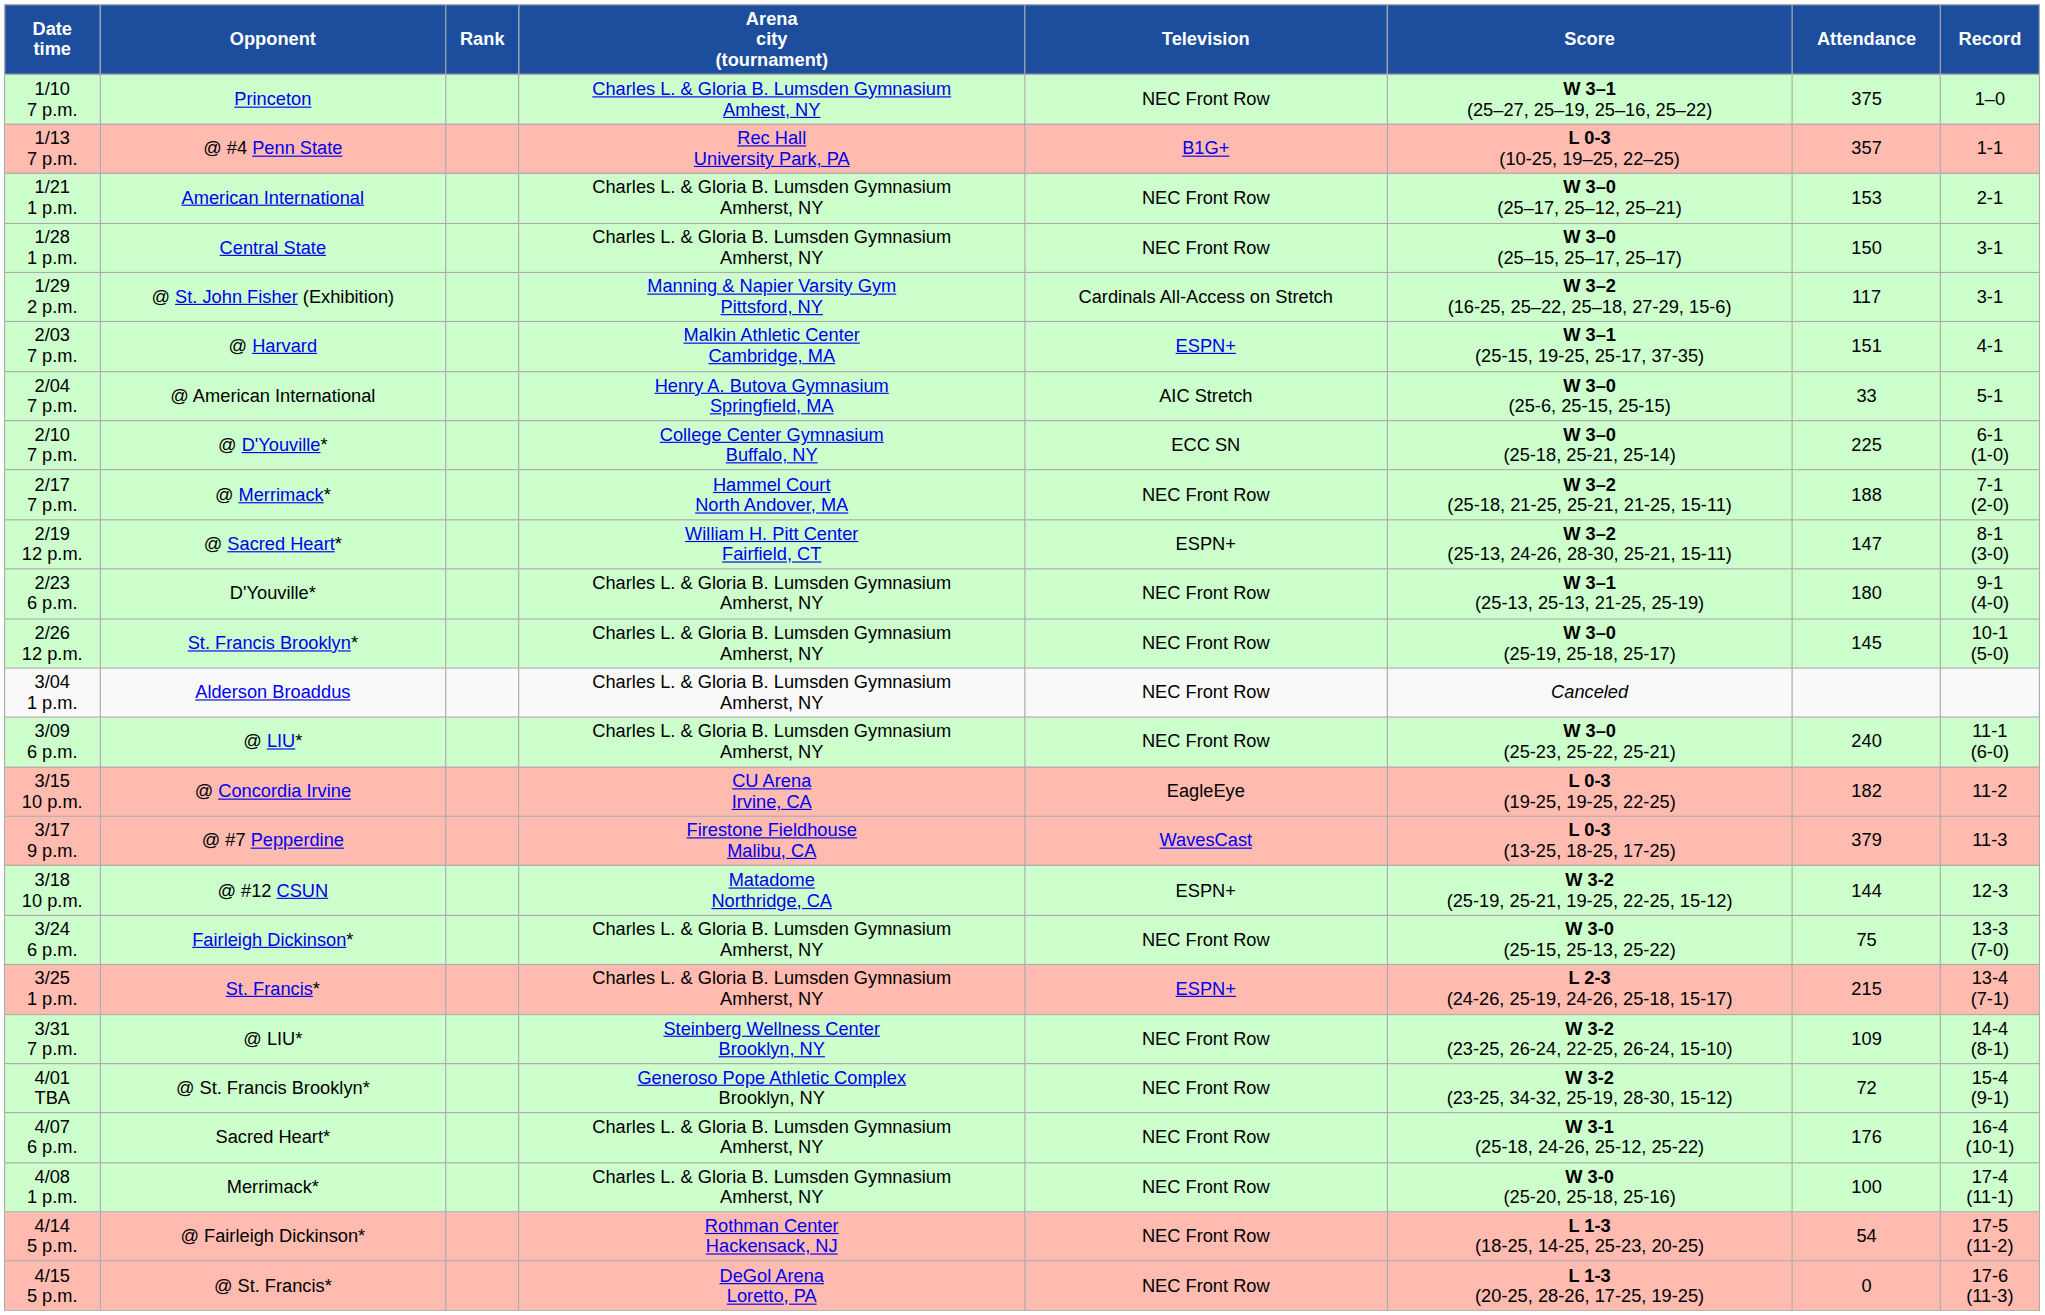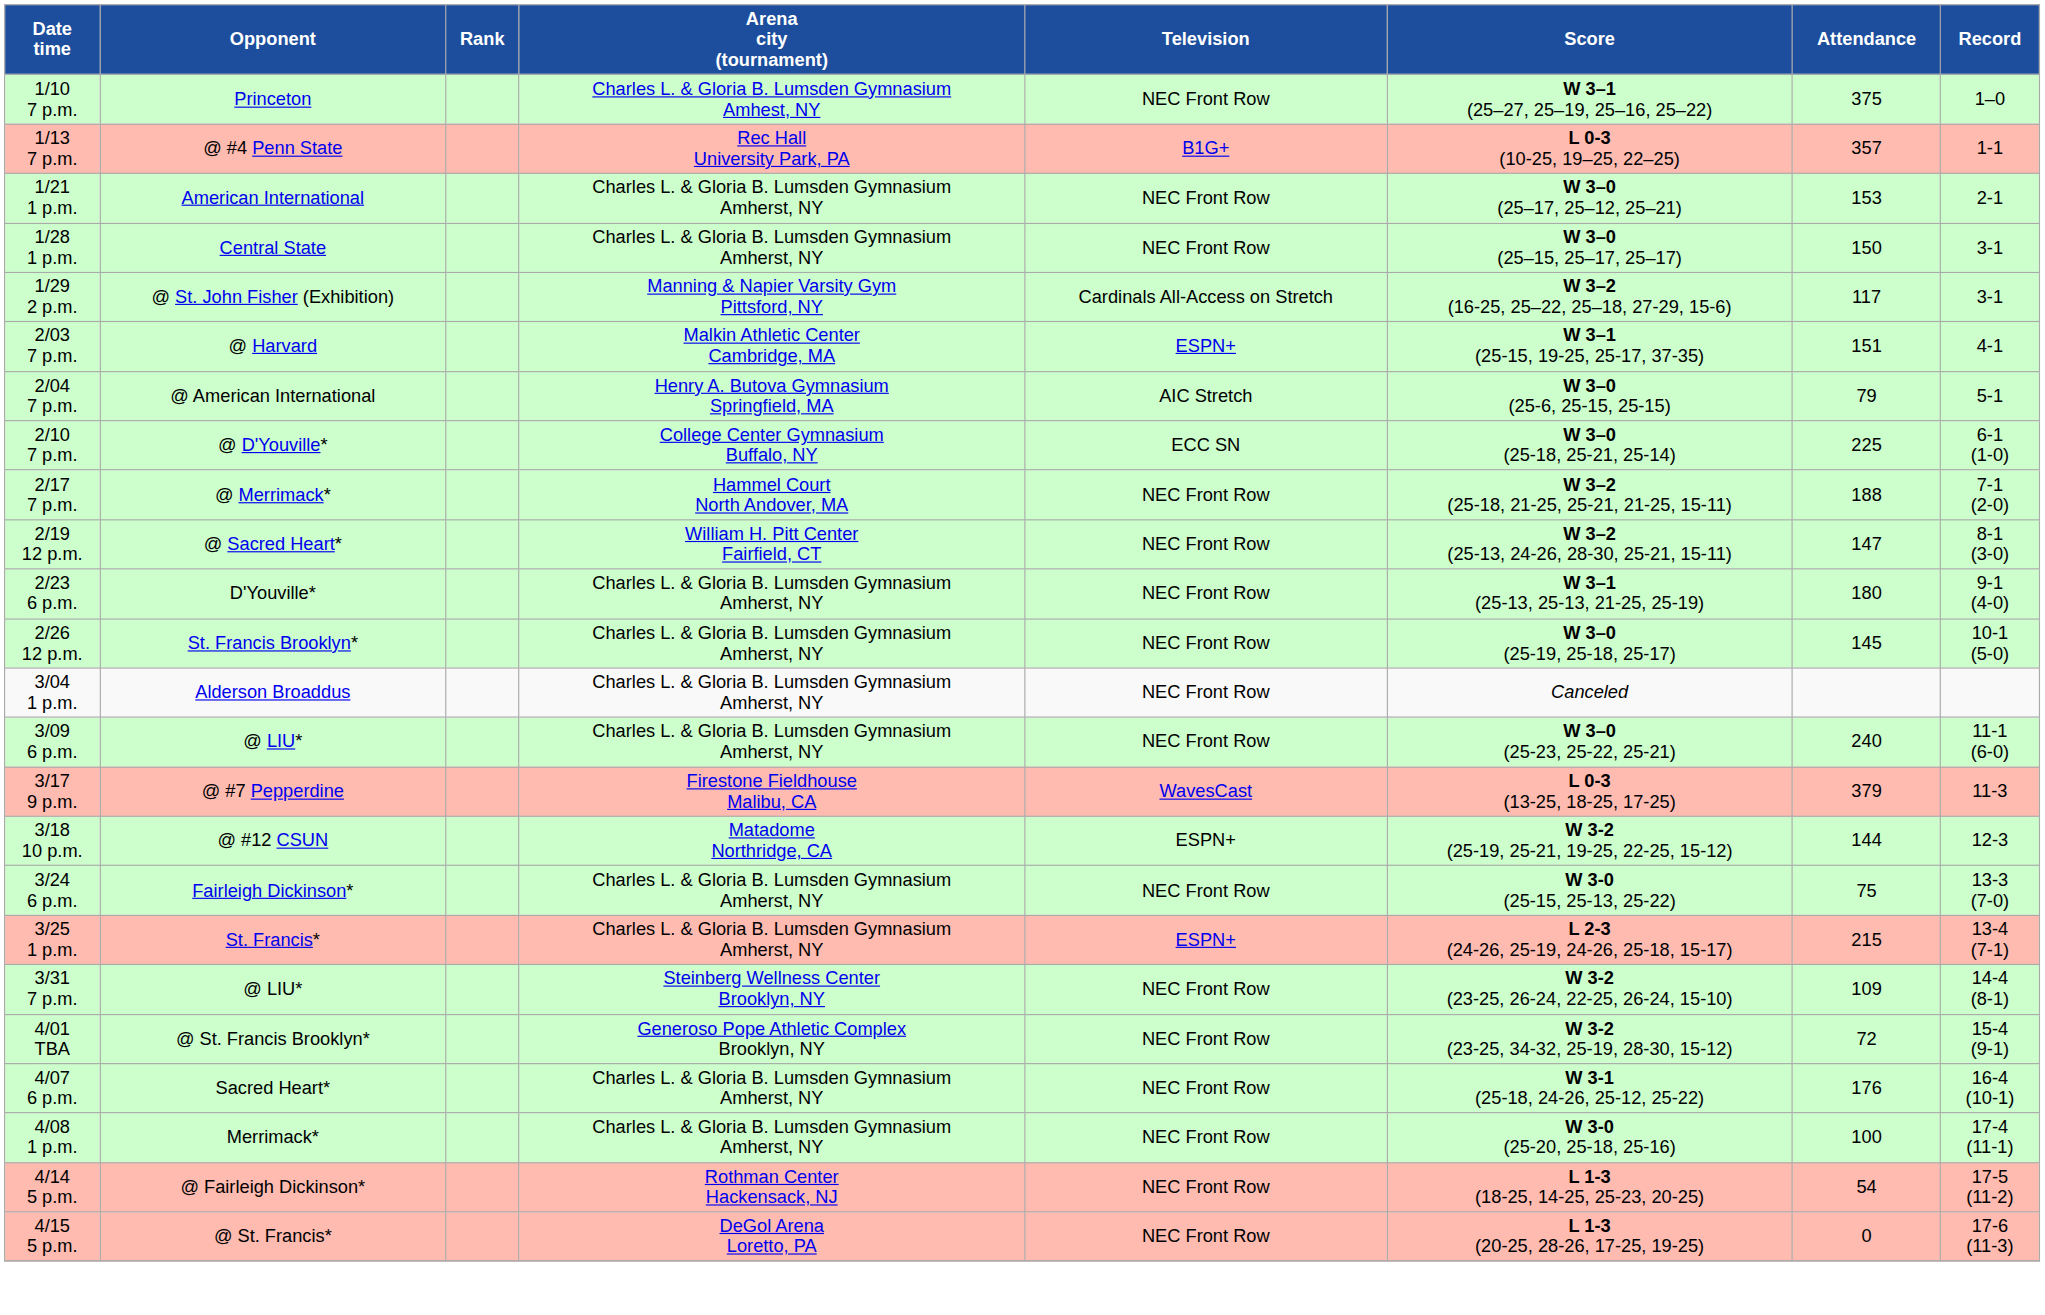(1867, 395) 33 -> (1867, 395) 79
(1206, 544) ESPN+ -> (1206, 544) NEC Front Row
- row: (52, 791)
